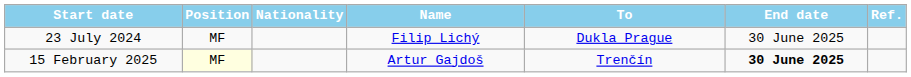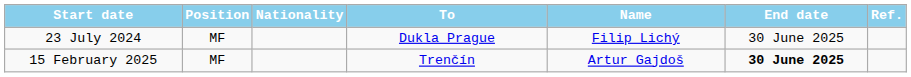columns swapped: (436, 15) <-> (624, 15)
(217, 60) lightyellow background -> (217, 60) no background
